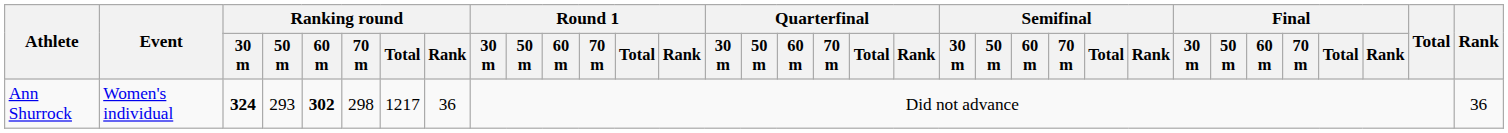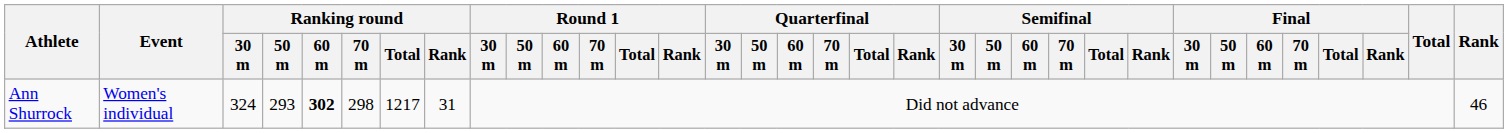(243, 104) bold -> (243, 104) normal
(447, 104) 36 -> (447, 104) 31
(1479, 104) 36 -> (1479, 104) 46
